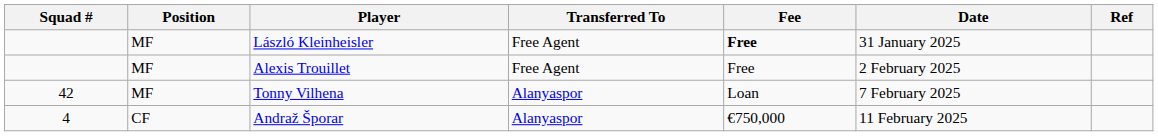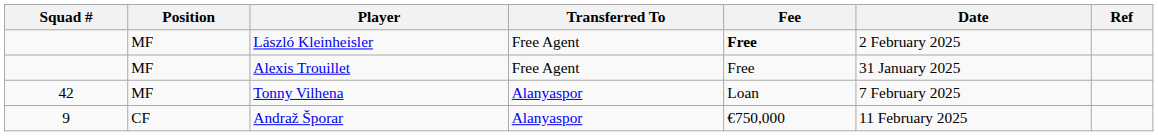(910, 42) 31 January 2025 -> (910, 42) 2 February 2025
(910, 67) 2 February 2025 -> (910, 67) 31 January 2025
(66, 118) 4 -> (66, 118) 9
